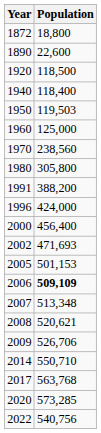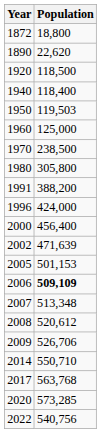(54, 52) 22,600 -> (54, 52) 22,620
(57, 149) 238,560 -> (57, 149) 238,500
(57, 245) 471,693 -> (57, 245) 471,639
(57, 322) 520,621 -> (57, 322) 520,612
